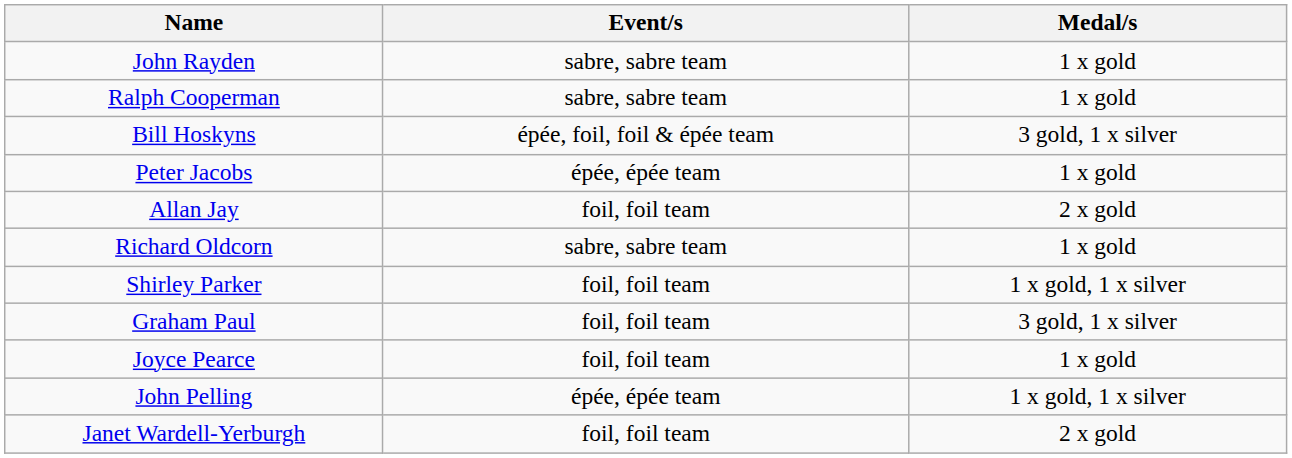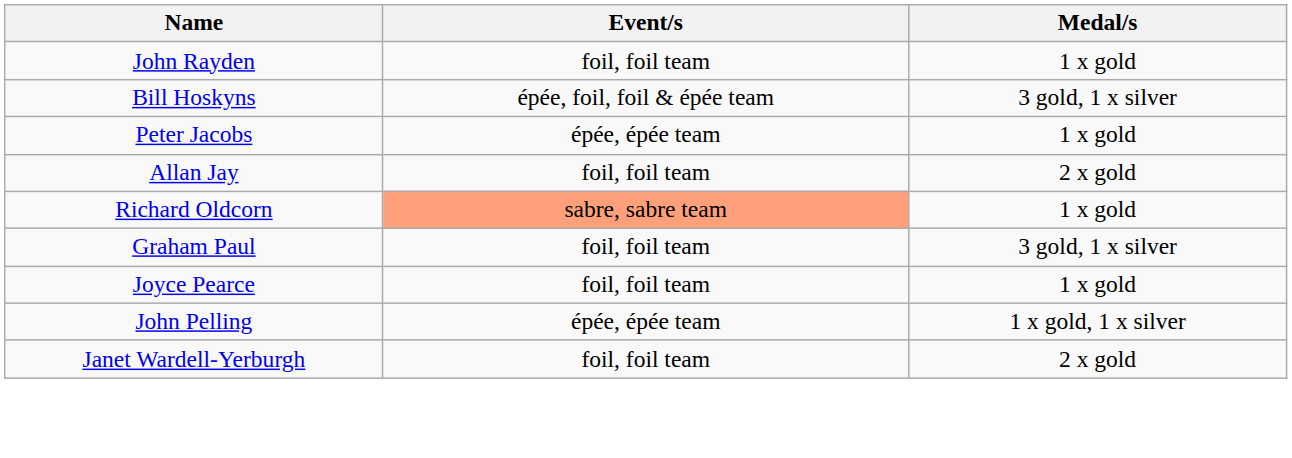(646, 60) sabre, sabre team -> (646, 60) foil, foil team
- row: (194, 97)
(646, 246) no background -> (646, 209) lightsalmon background
- row: (194, 284)
